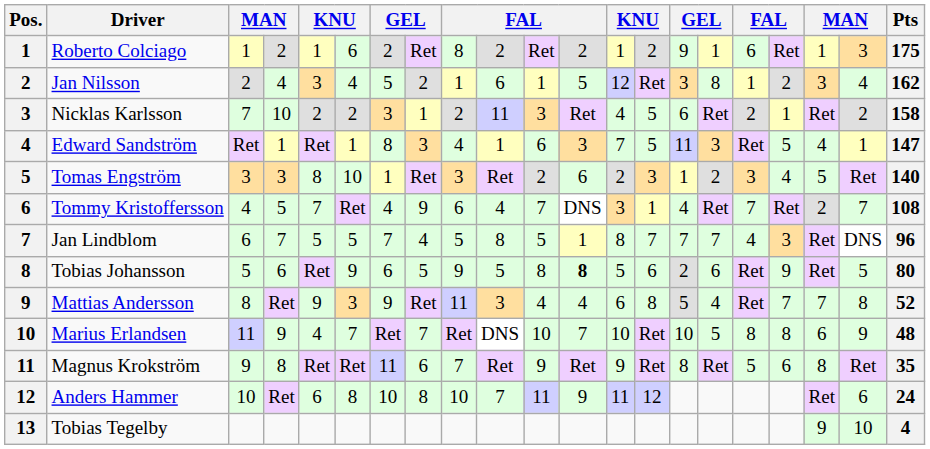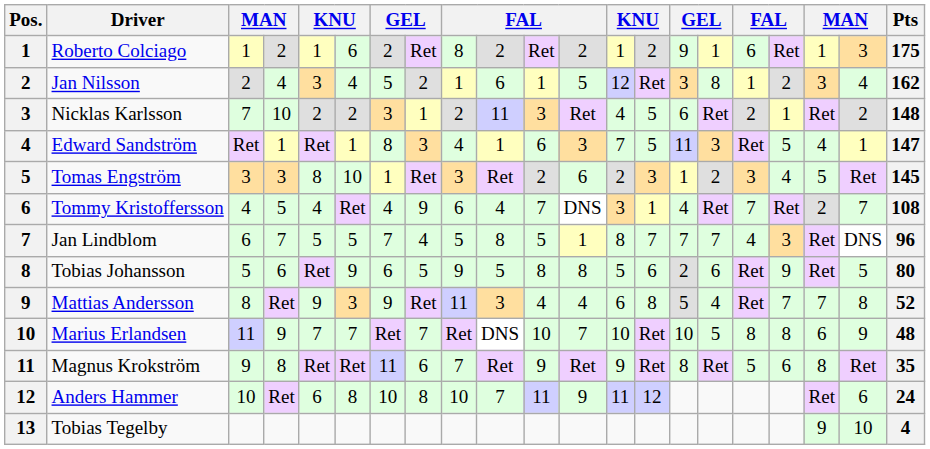(905, 114) 158 -> (905, 114) 148
(905, 176) 140 -> (905, 176) 145
(317, 208) 7 -> (317, 208) 4
(583, 271) bold -> (583, 271) normal
(317, 333) 4 -> (317, 333) 7
